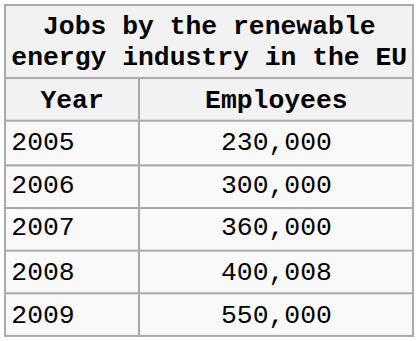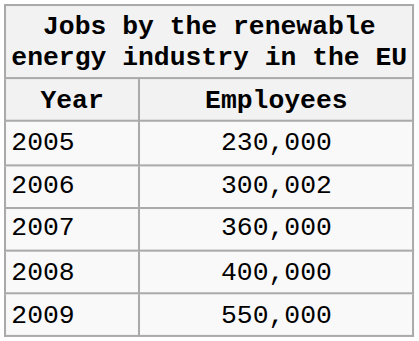(276, 186) 300,000 -> (276, 186) 300,002
(276, 272) 400,008 -> (276, 272) 400,000
